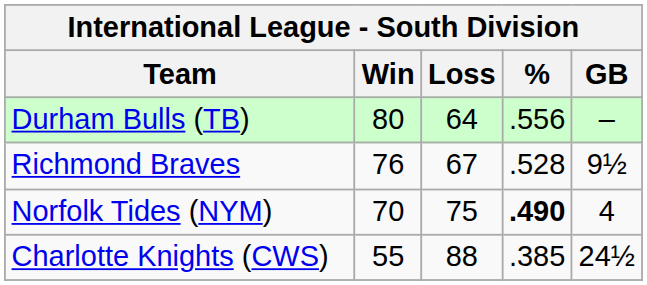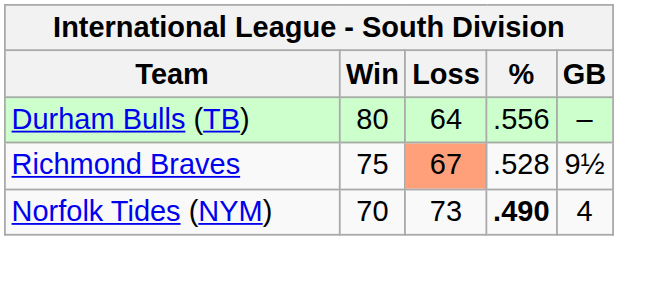(388, 165) 76 -> (372, 165) 75
(462, 165) no background -> (446, 165) lightsalmon background
(462, 211) 75 -> (446, 211) 73
- row: (170, 257)
